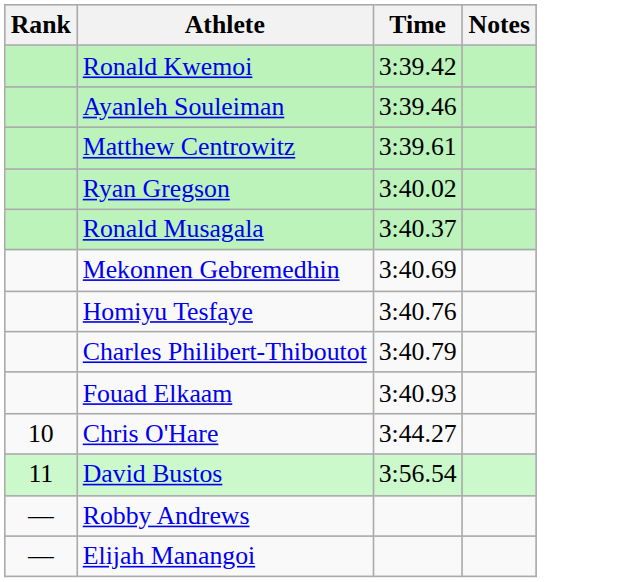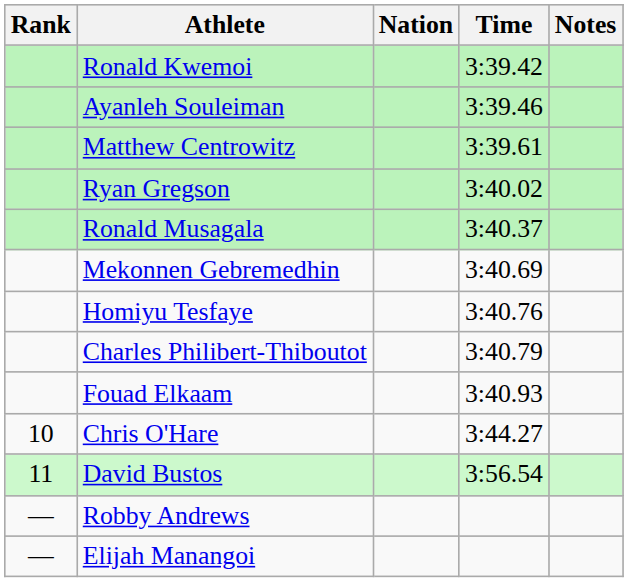+ column: (416, 24)
